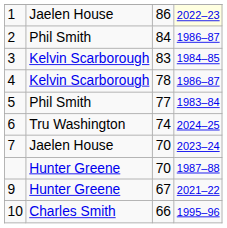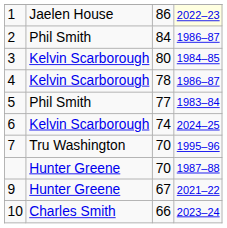(163, 59) 83 -> (163, 59) 80
(77, 124) Tru Washington -> (89, 124) Kelvin Scarborough
(71, 146) Jaelen House -> (77, 146) Tru Washington
(198, 146) 2023–24 -> (198, 146) 1995–96
(198, 212) 1995–96 -> (198, 212) 2023–24
